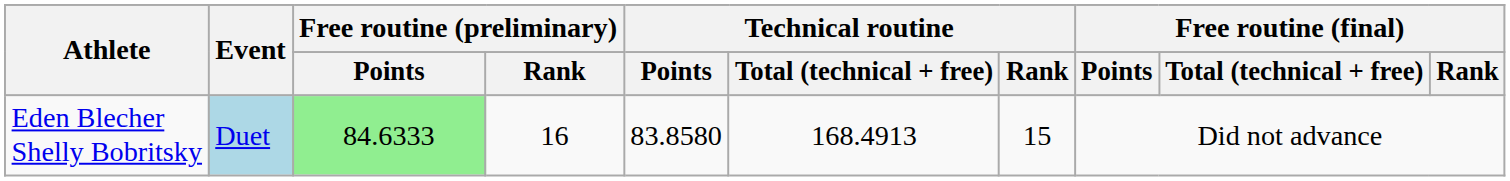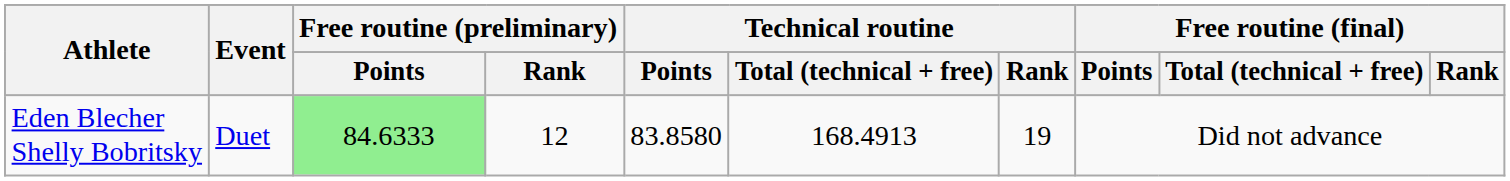(243, 135) lightblue background -> (243, 135) no background
(554, 135) 16 -> (554, 135) 12
(1037, 135) 15 -> (1037, 135) 19
